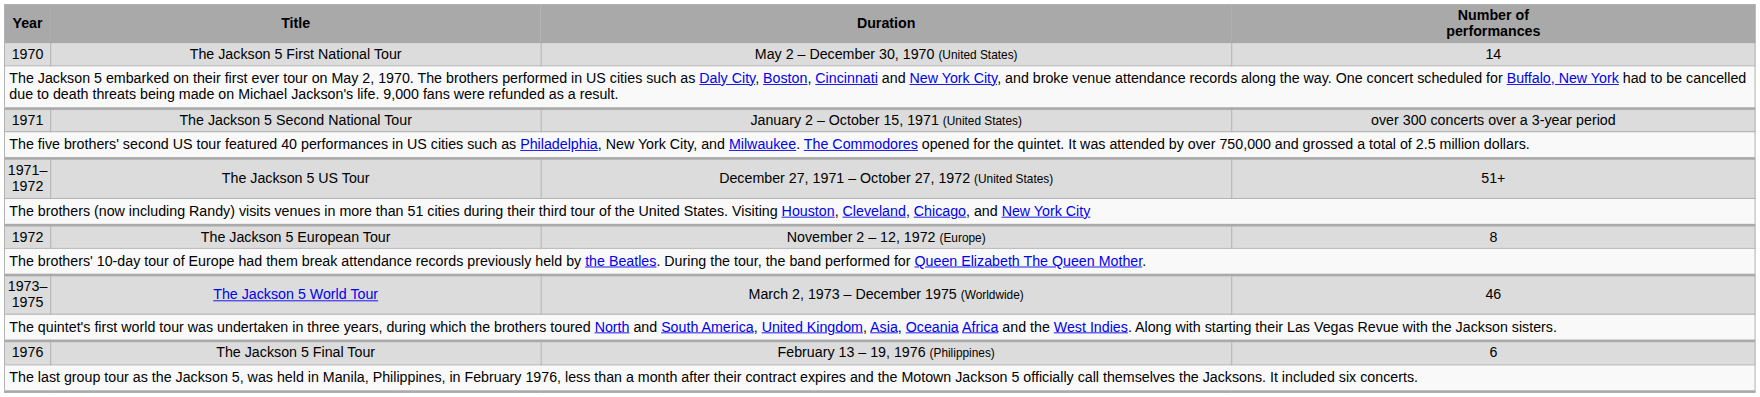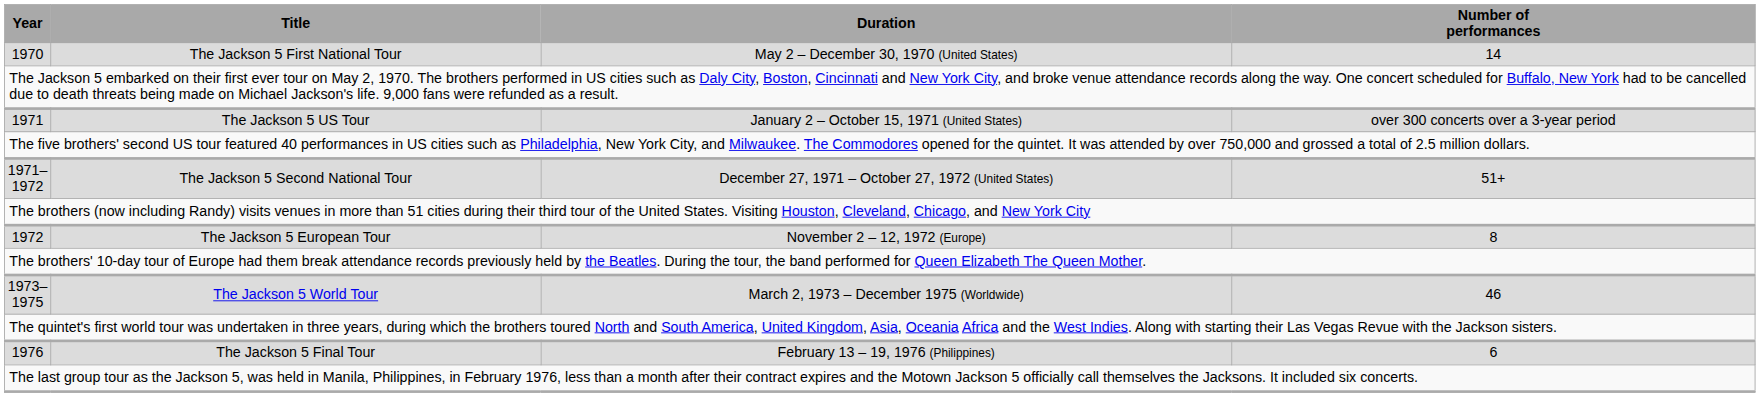(296, 120) The Jackson 5 Second National Tour -> (296, 120) The Jackson 5 US Tour
(296, 178) The Jackson 5 US Tour -> (296, 178) The Jackson 5 Second National Tour
